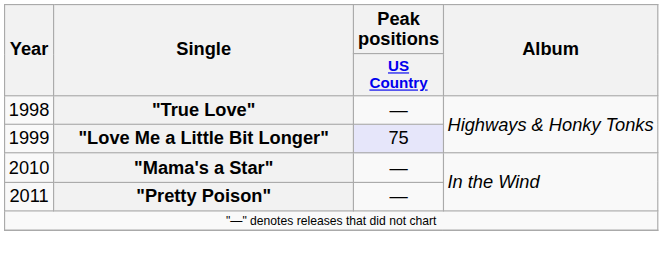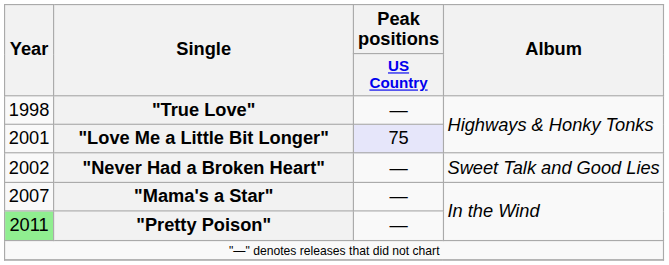(29, 138) 1999 -> (29, 138) 2001
+ row: (204, 167)
(29, 167) 2010 -> (29, 196) 2007
(29, 196) no background -> (29, 225) lightgreen background
